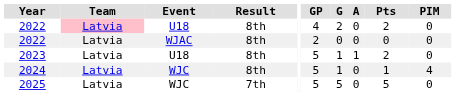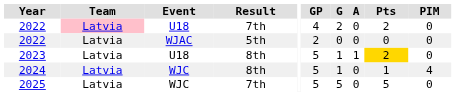(256, 26) 8th -> (256, 26) 7th
(256, 41) 8th -> (256, 41) 5th
(386, 55) no background -> (386, 55) gold background
